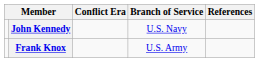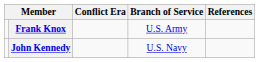rows swapped: (41, 29) <-> (41, 48)
